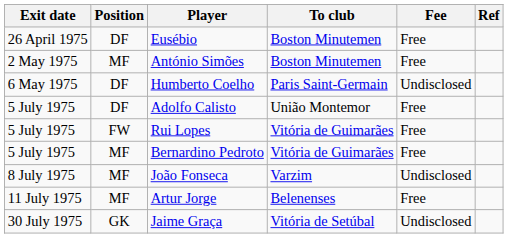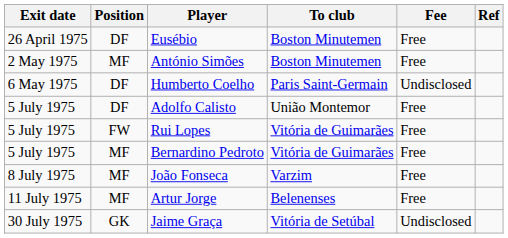(436, 175) Undisclosed -> (413, 175) Free
